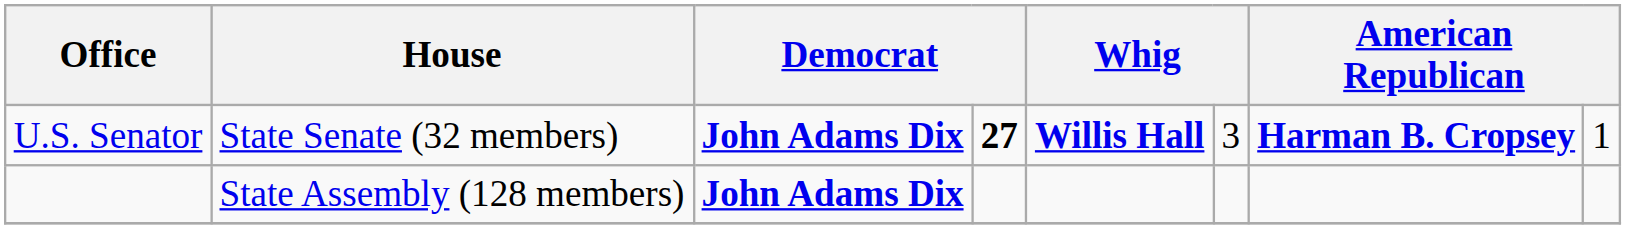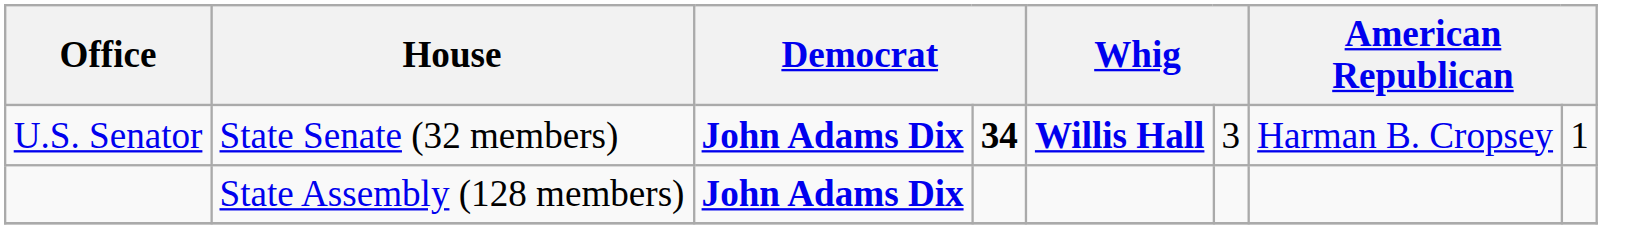(999, 134) 27 -> (999, 134) 34
(1416, 134) bold -> (1405, 134) normal
